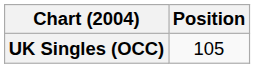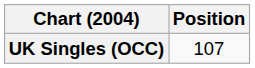(209, 48) 105 -> (209, 48) 107
